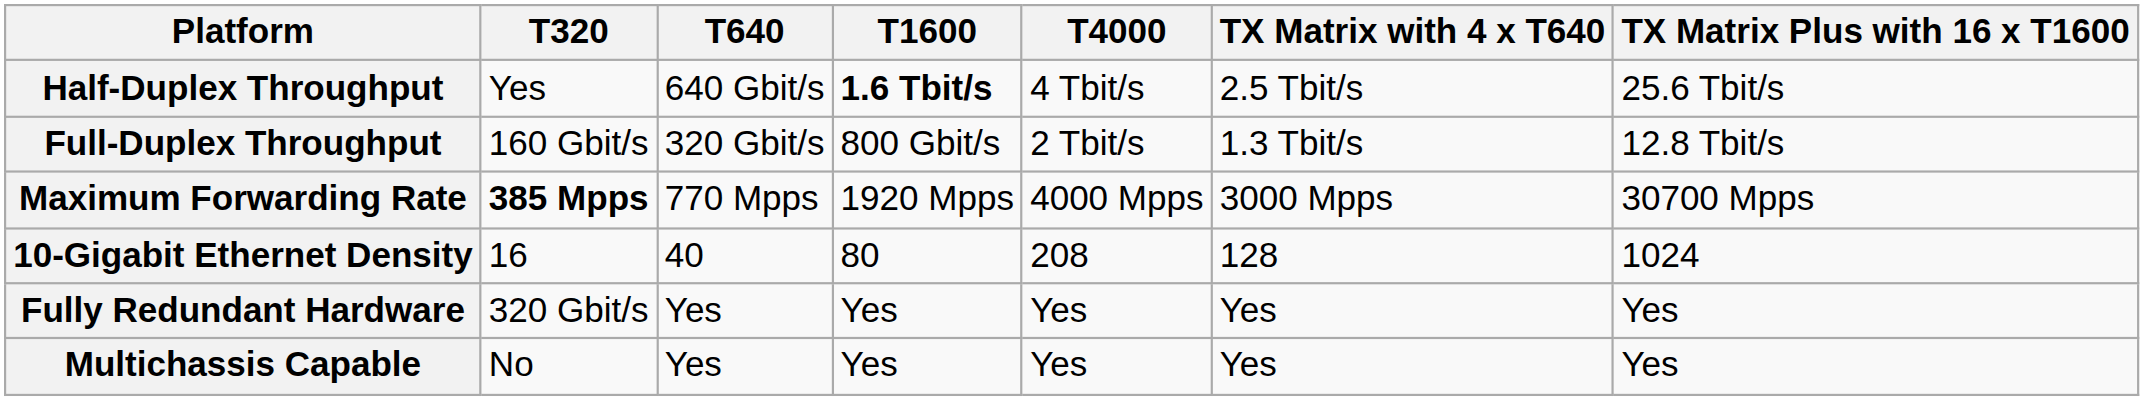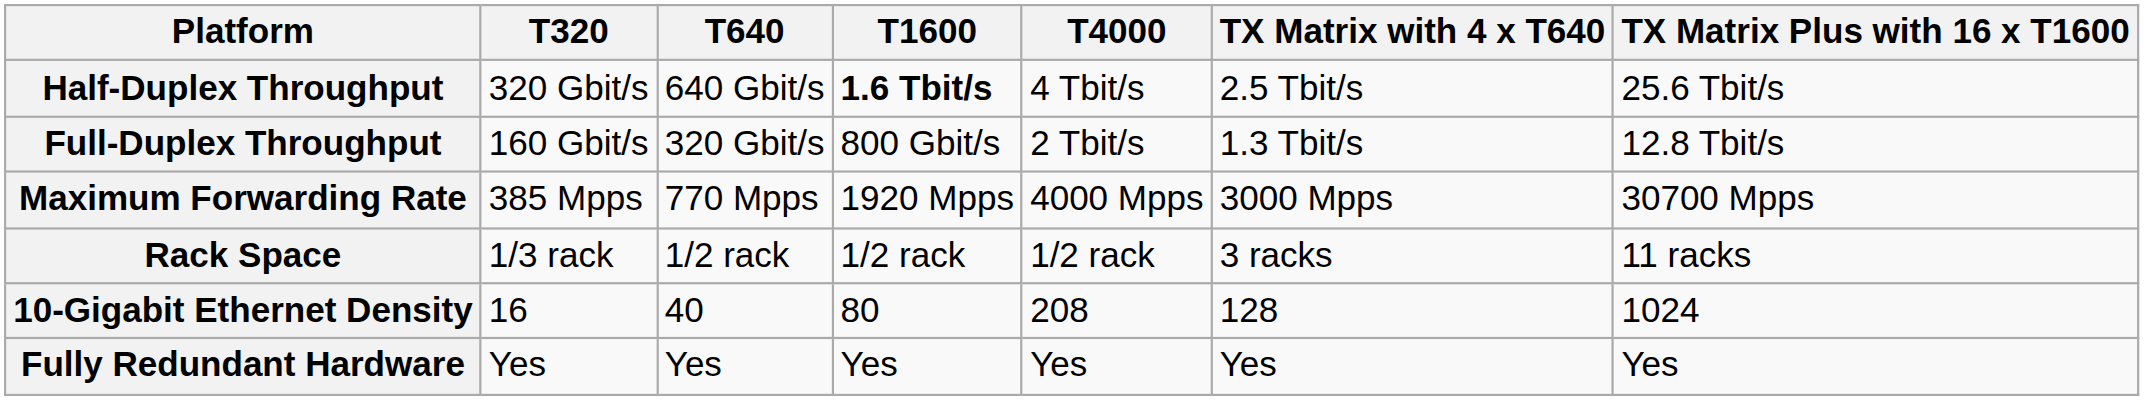(517, 87) Yes -> (569, 87) 320 Gbit/s
(569, 198) bold -> (566, 198) normal
+ row: (243, 254)
(569, 310) 320 Gbit/s -> (517, 365) Yes
- row: (243, 365)
